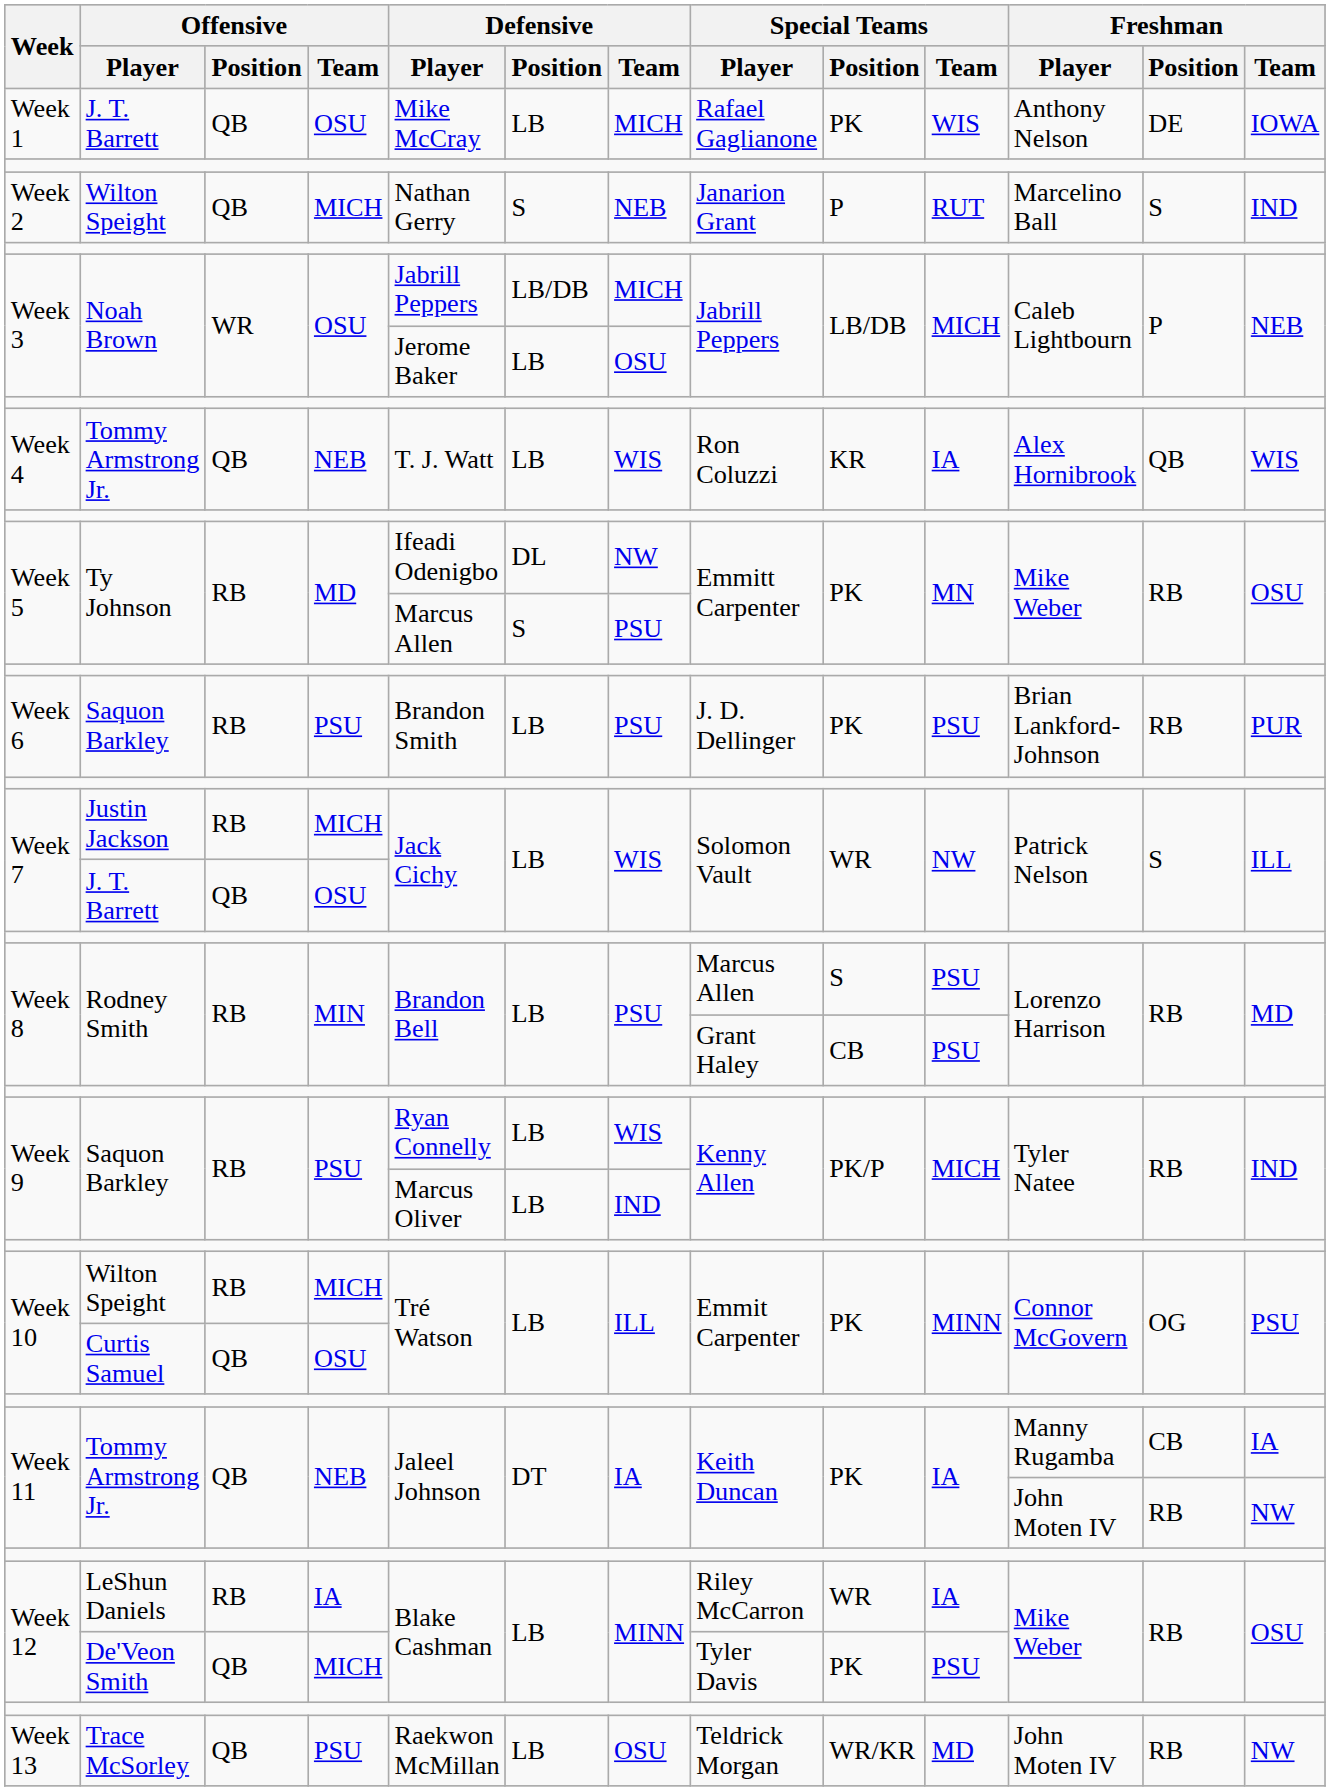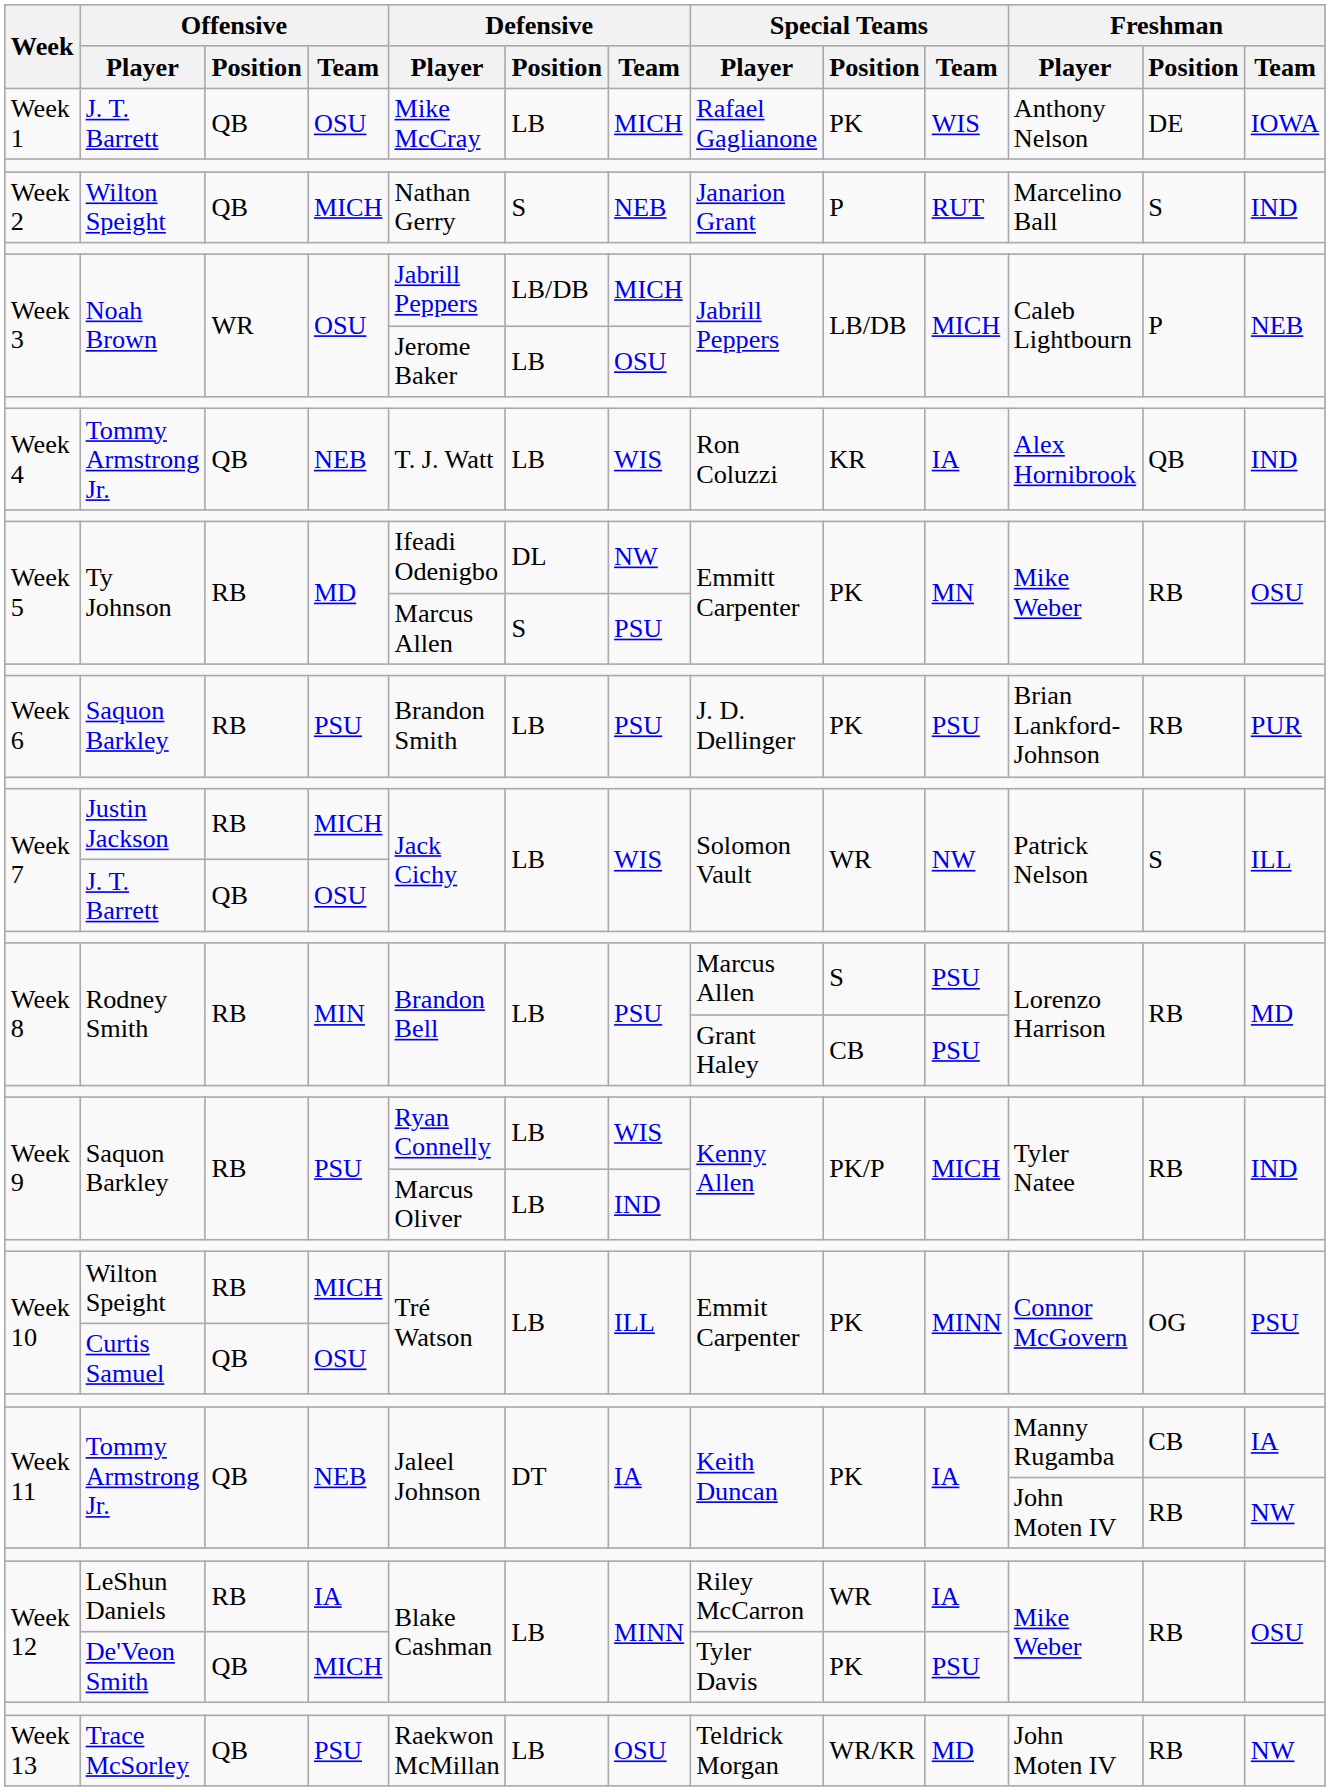(1275, 458) WIS -> (1274, 458) IND
